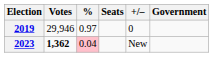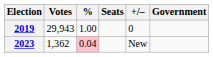(60, 28) 29,946 -> (60, 28) 29,943
(88, 28) 0.97 -> (88, 28) 1.00
(58, 44) bold -> (58, 44) normal
